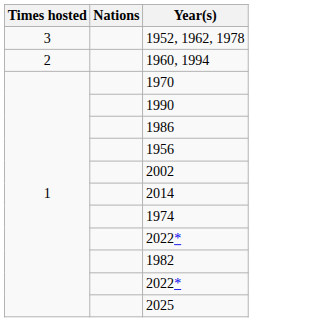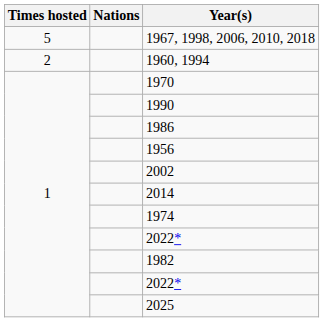+ row: (47, 37)
- row: (47, 37)
